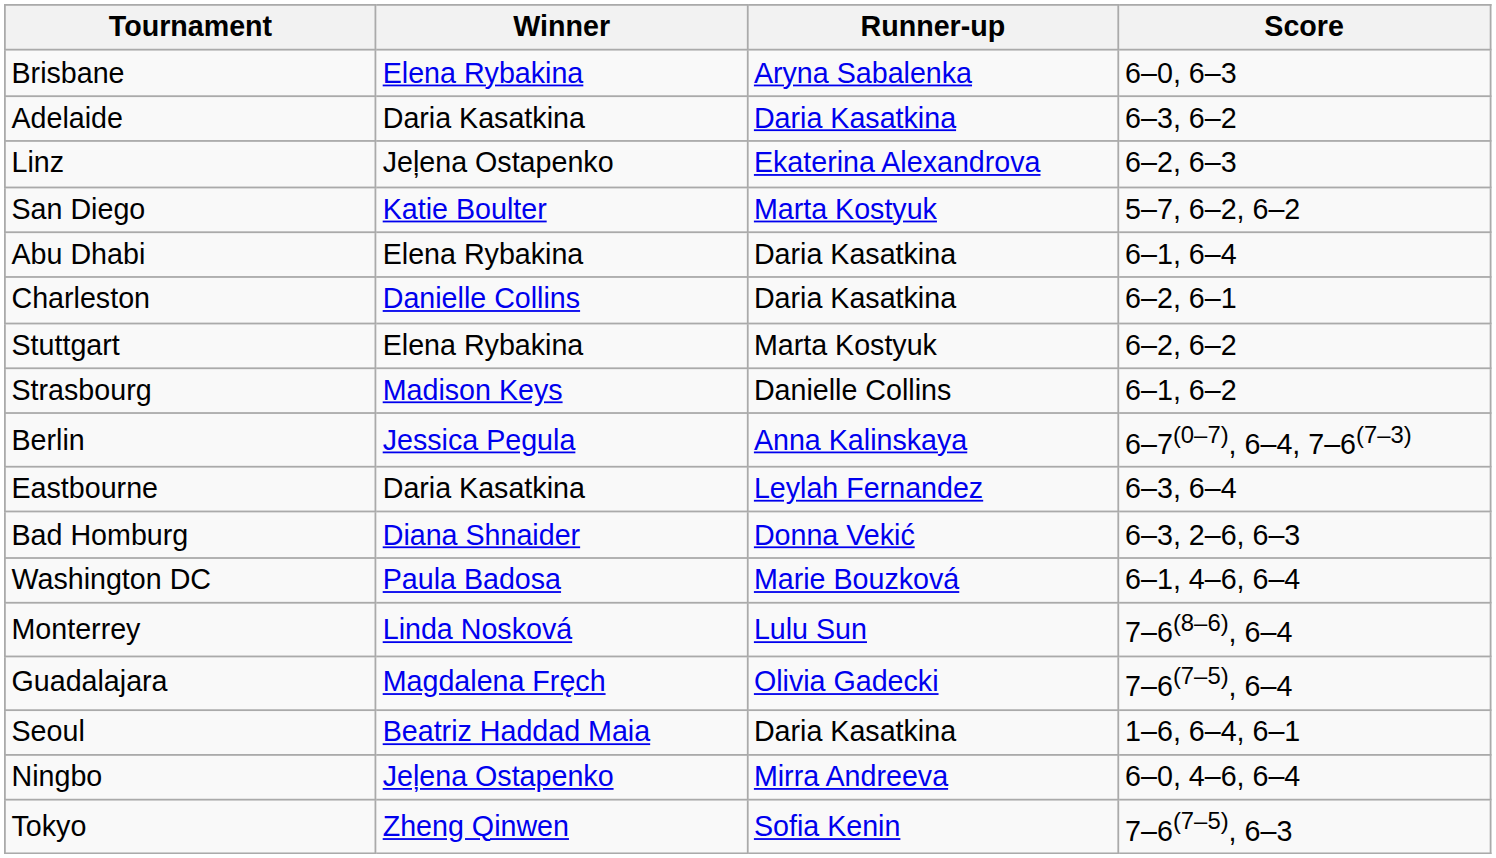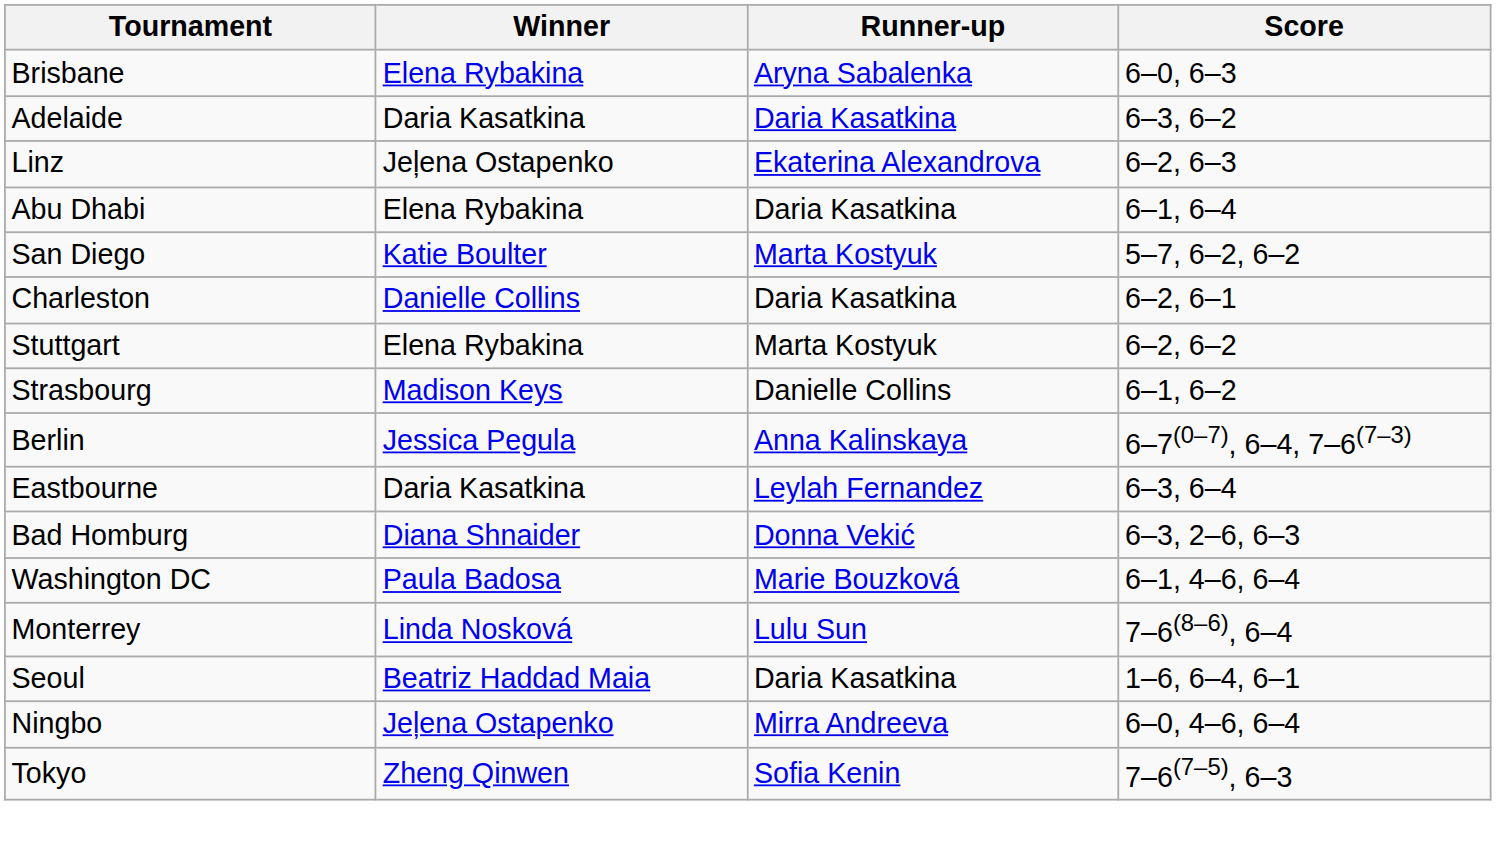rows swapped: (78, 254) <-> (78, 208)
- row: (90, 682)
